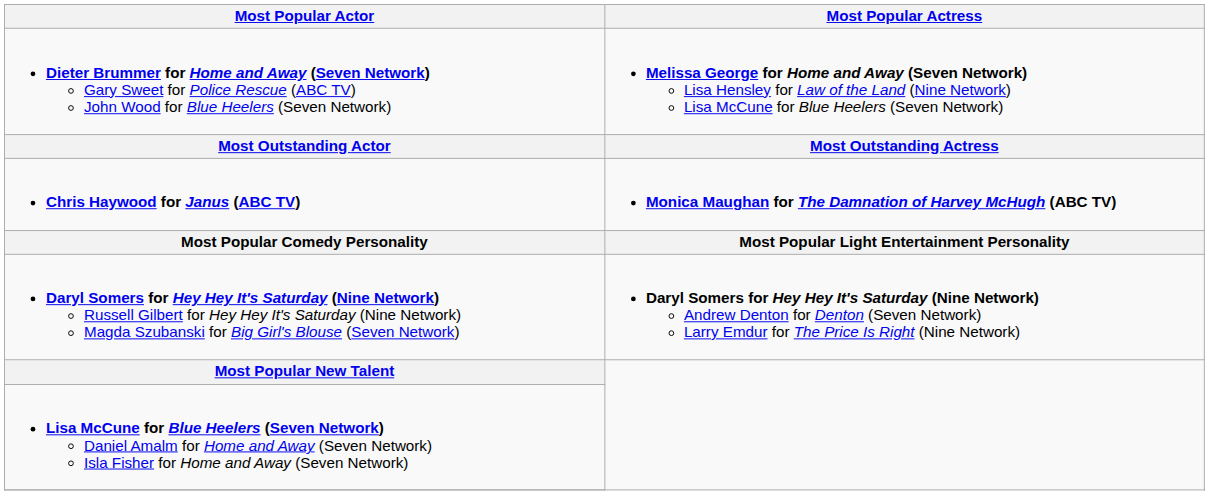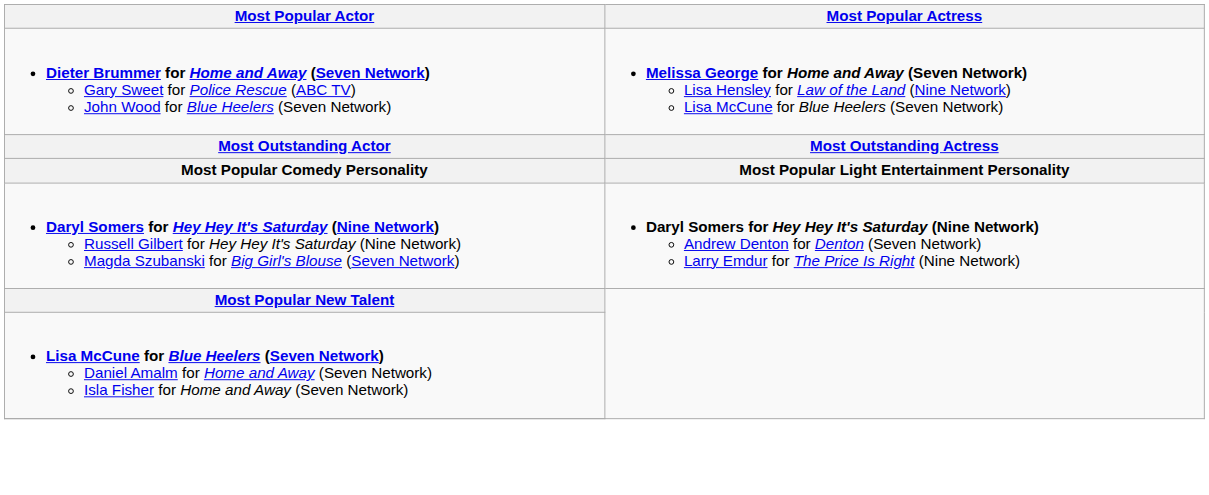- row: (304, 203)
